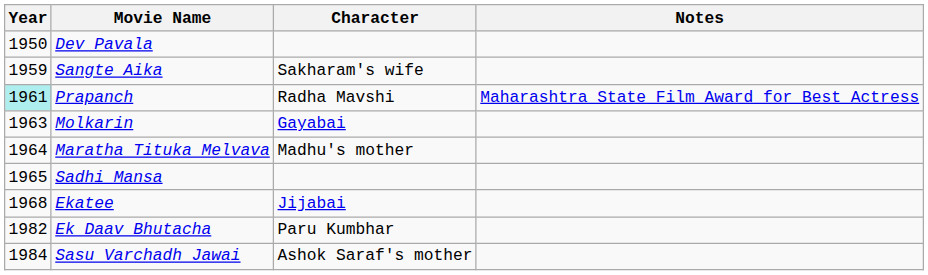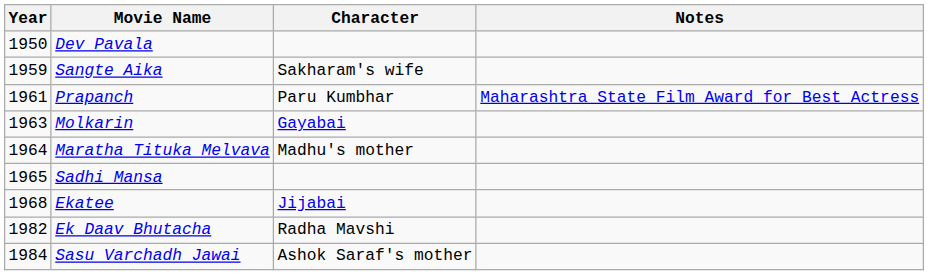(28, 97) paleturquoise background -> (28, 97) no background
(336, 97) Radha Mavshi -> (336, 97) Paru Kumbhar
(336, 230) Paru Kumbhar -> (336, 230) Radha Mavshi
